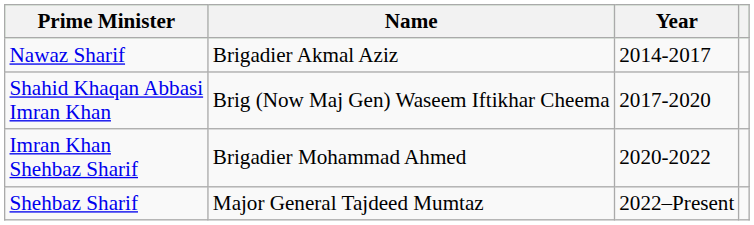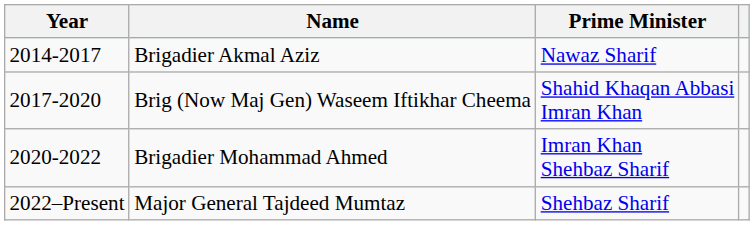columns swapped: (677, 21) <-> (106, 21)
